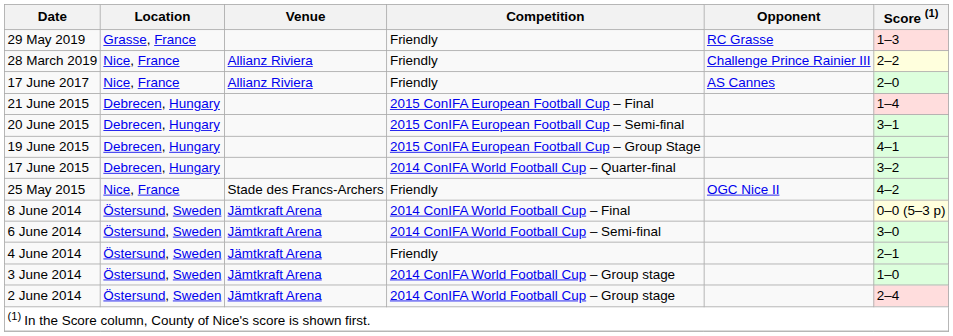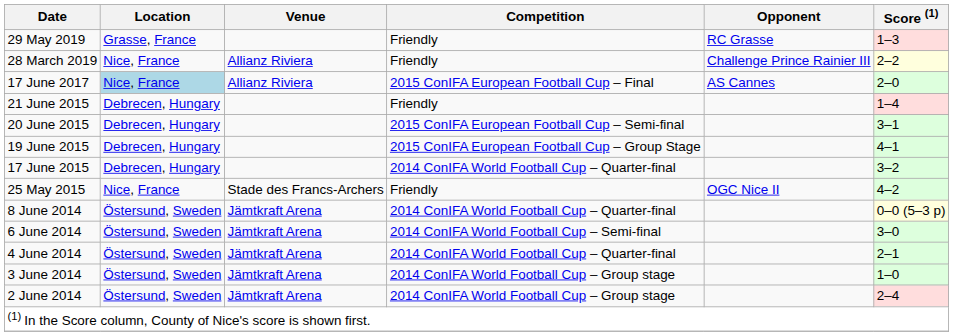(141, 82) no background -> (141, 82) lightblue background
(414, 82) Friendly -> (522, 82) 2015 ConIFA European Football Cup – Final
(522, 104) 2015 ConIFA European Football Cup – Final -> (414, 104) Friendly
(510, 210) 2014 ConIFA World Football Cup – Final -> (533, 210) 2014 ConIFA World Football Cup – Quarter-final
(414, 253) Friendly -> (533, 253) 2014 ConIFA World Football Cup – Quarter-final
